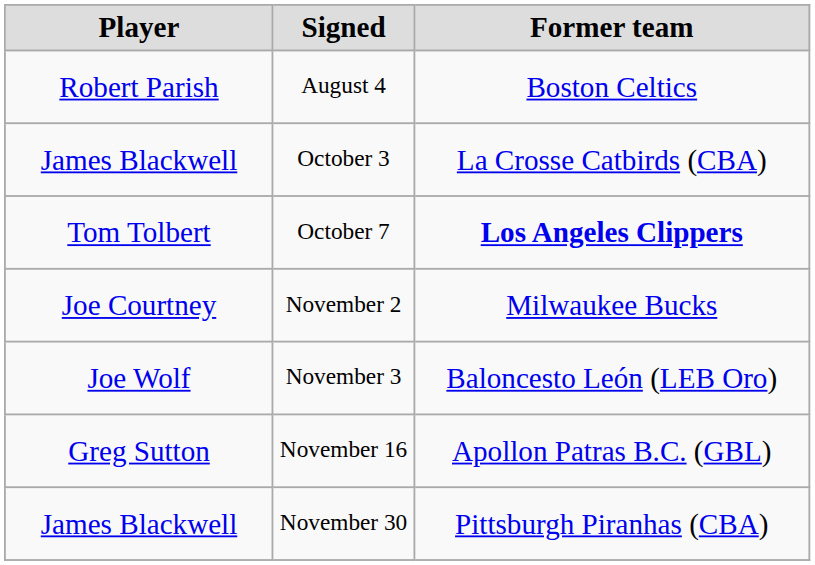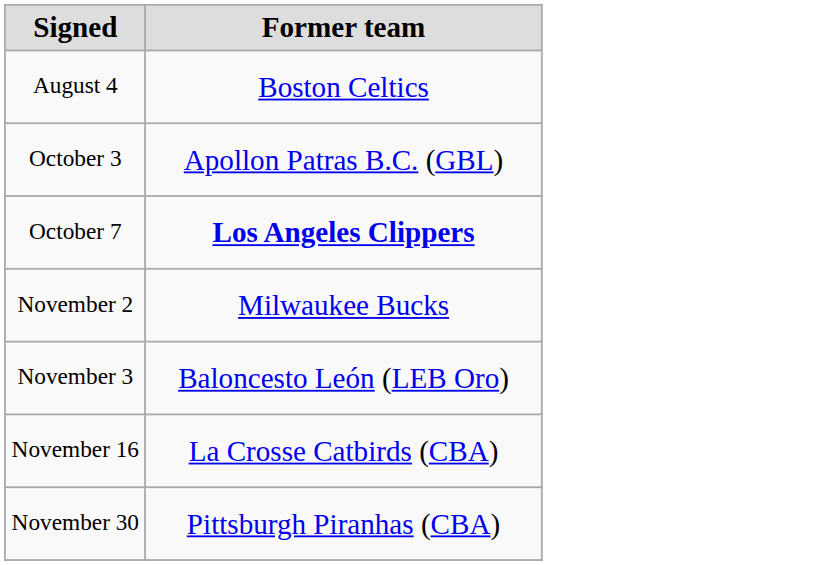- column: (139, 27)
(612, 159) La Crosse Catbirds (CBA) -> (344, 159) Apollon Patras B.C. (GBL)
(612, 451) Apollon Patras B.C. (GBL) -> (344, 451) La Crosse Catbirds (CBA)
